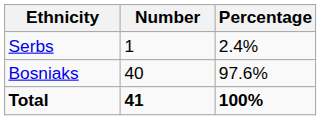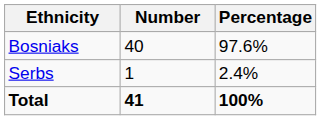rows swapped: (44, 73) <-> (31, 45)
